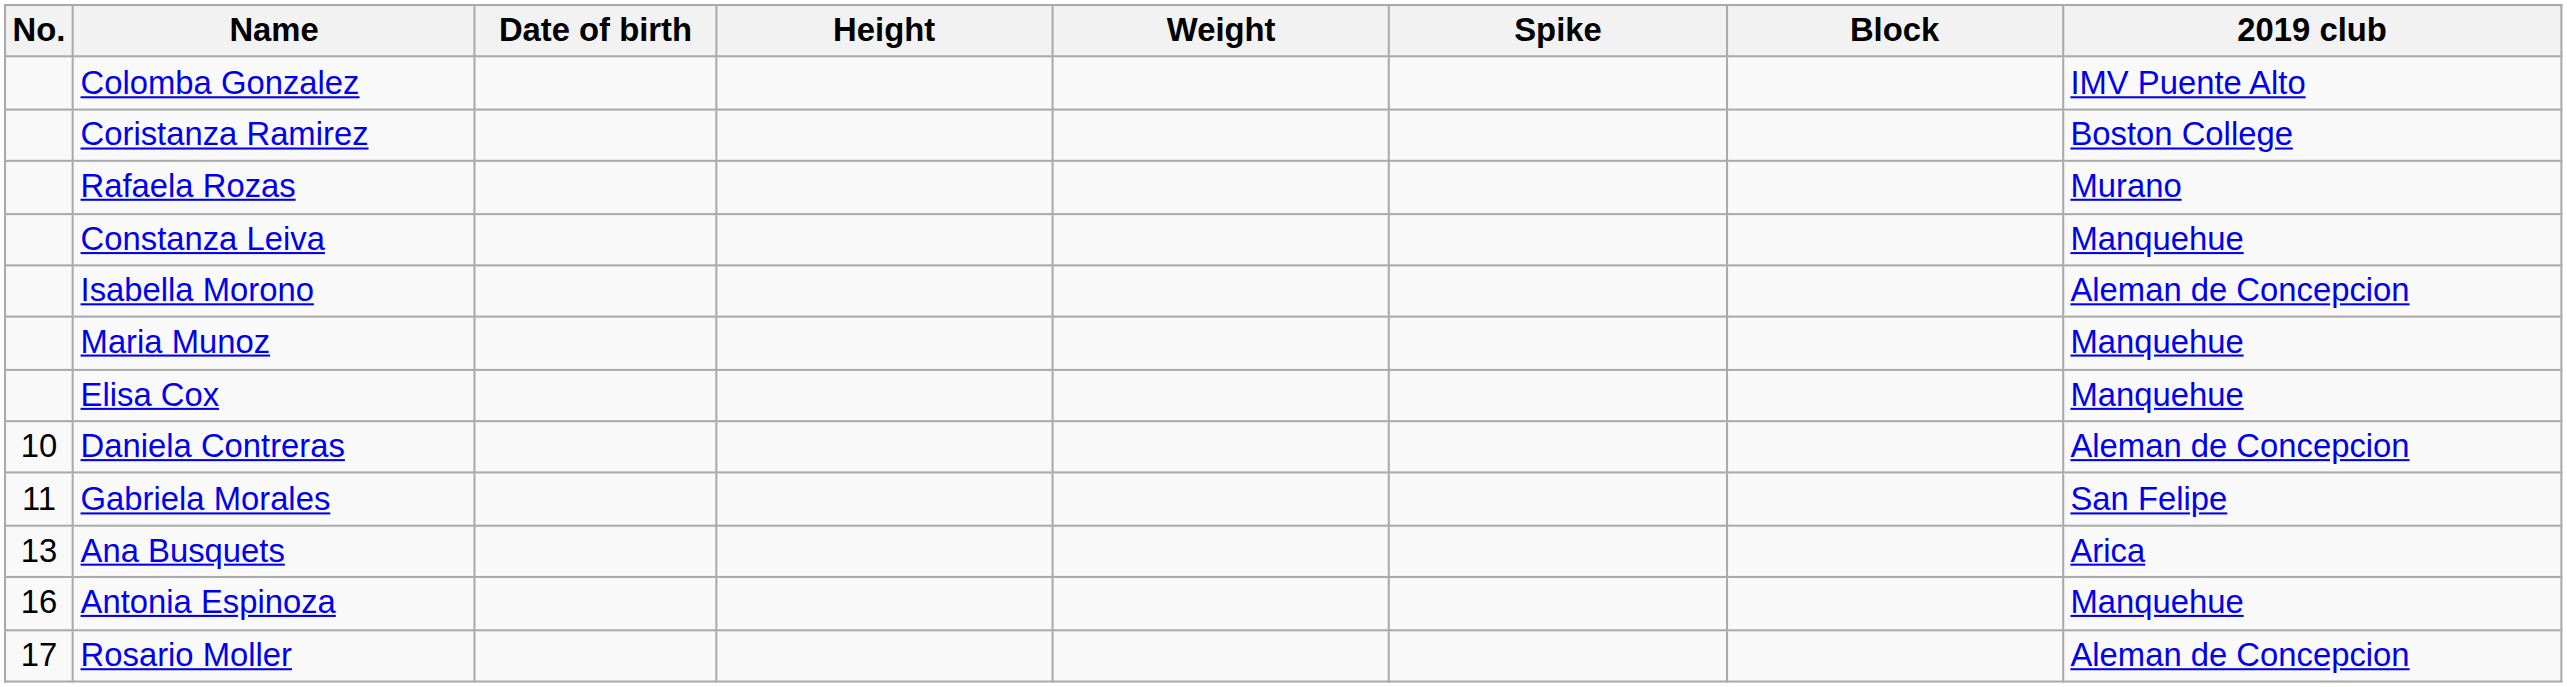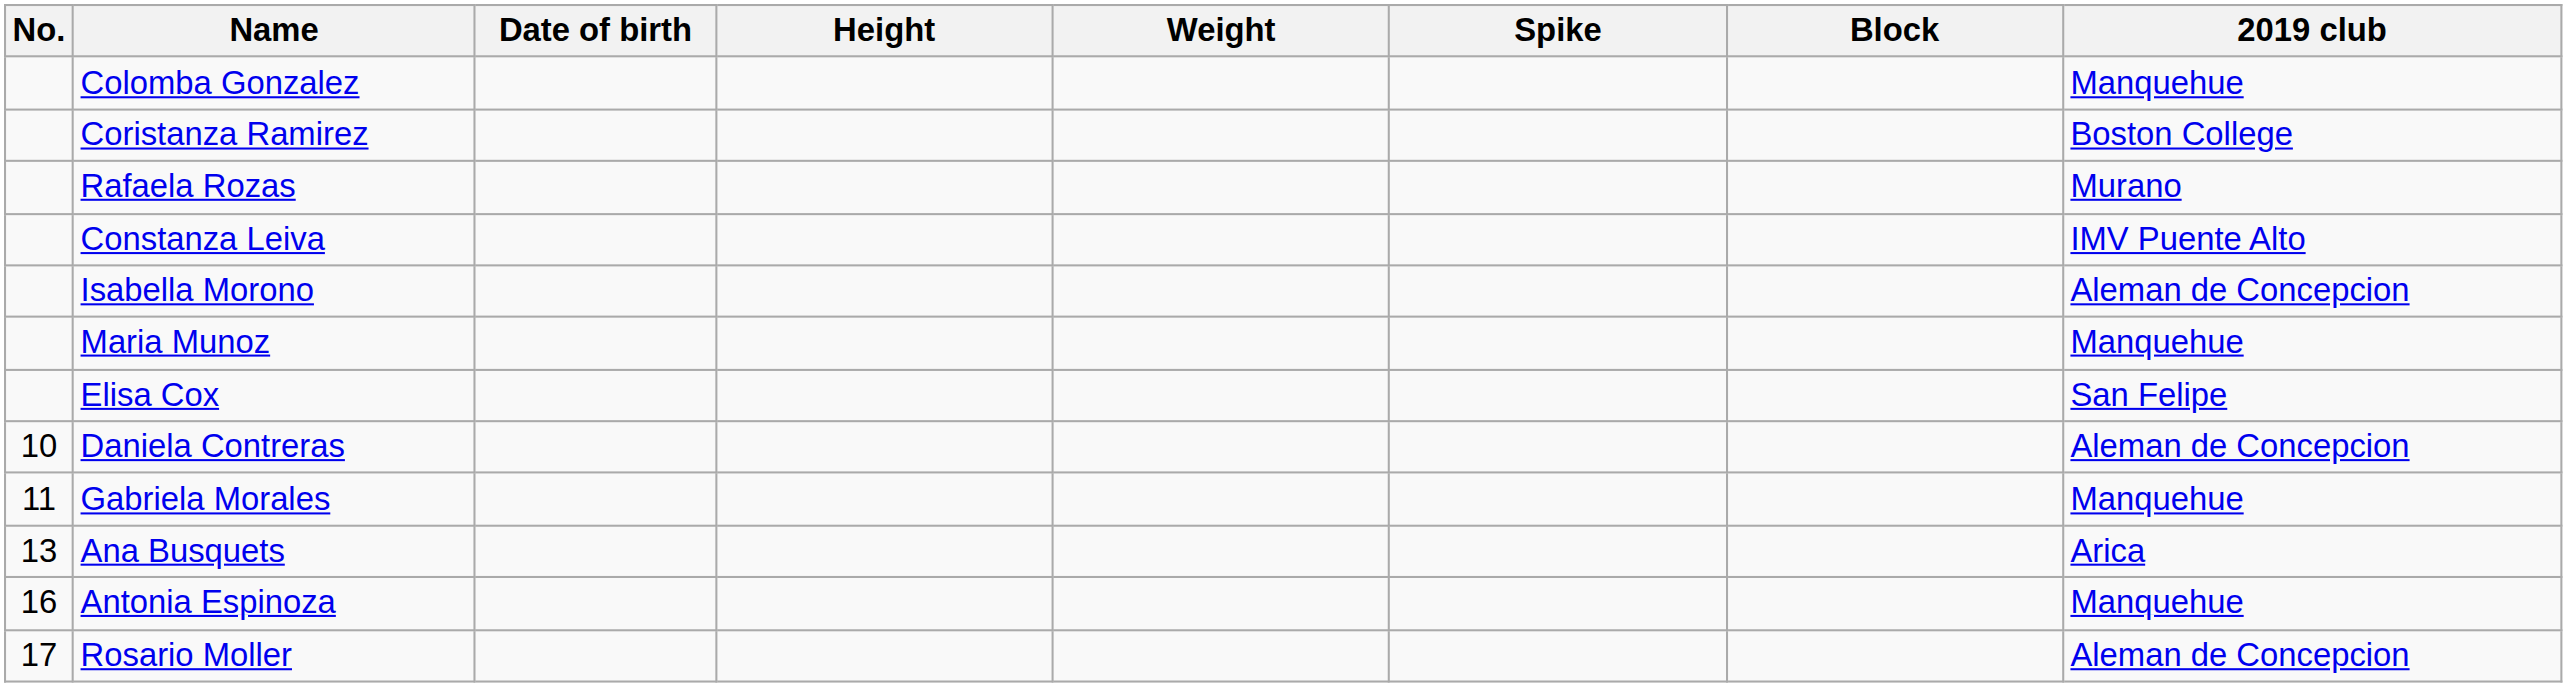(2188, 82) IMV Puente Alto -> (2157, 82) Manquehue
(2157, 238) Manquehue -> (2188, 238) IMV Puente Alto
(2157, 394) Manquehue -> (2149, 394) San Felipe
(2149, 498) San Felipe -> (2157, 498) Manquehue
